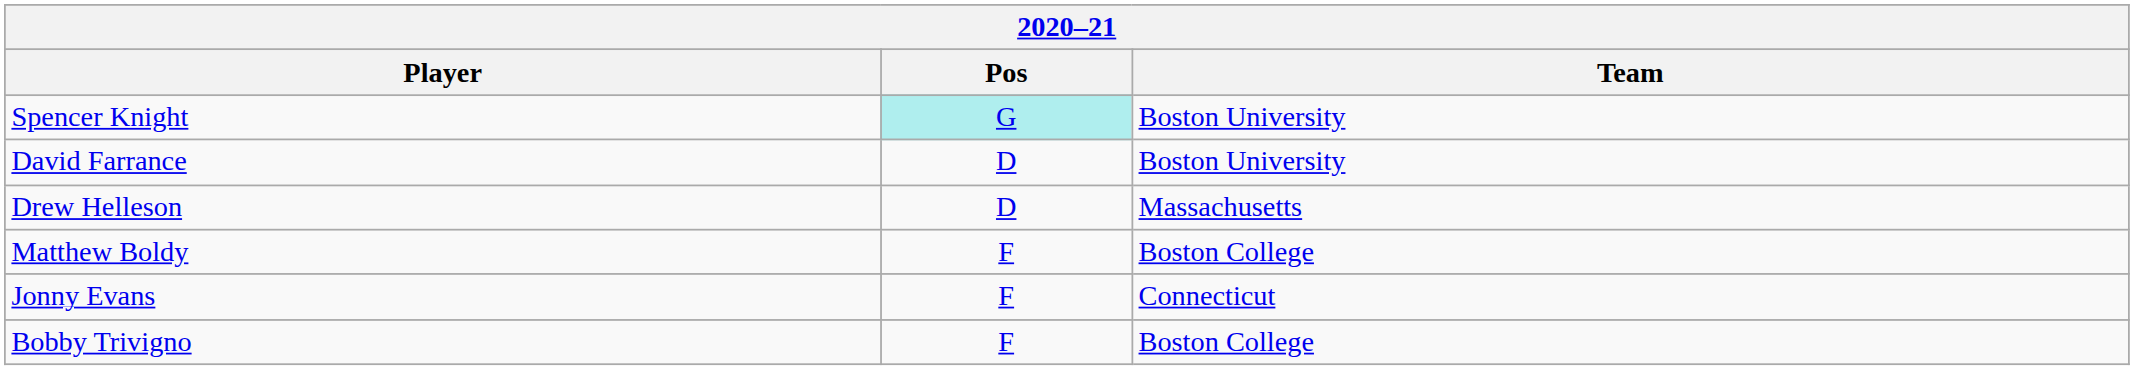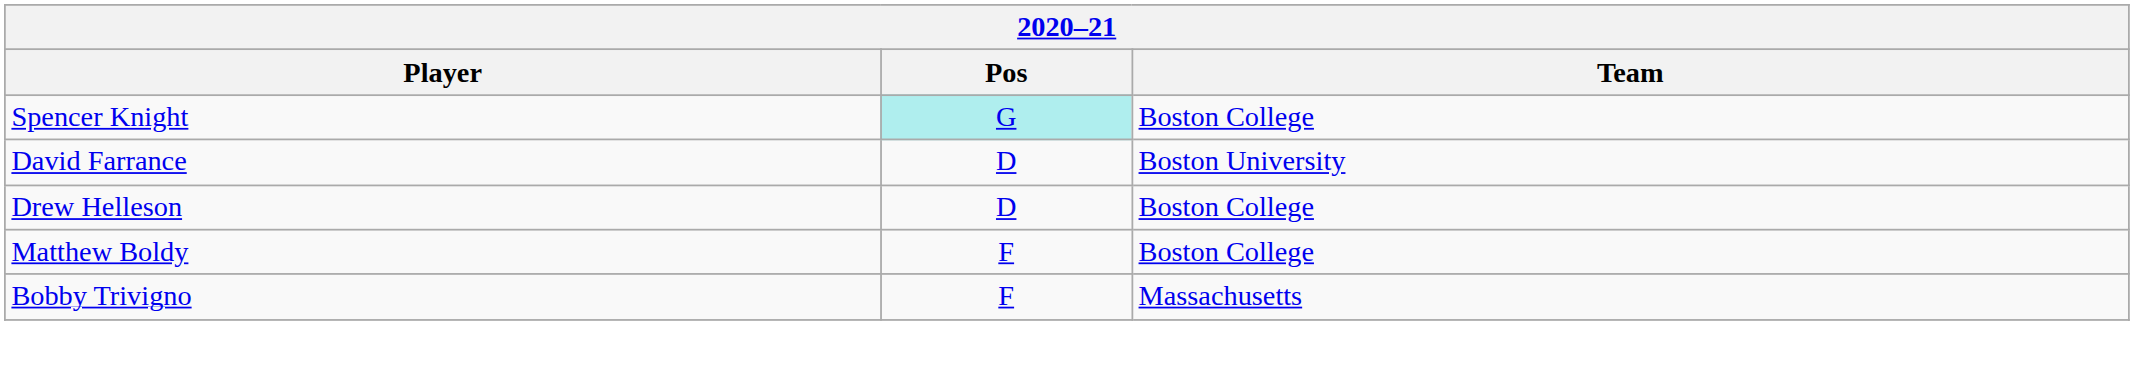(1242, 116) Boston University -> (1226, 116) Boston College
(1220, 206) Massachusetts -> (1226, 206) Boston College
- row: (83, 296)
(1226, 341) Boston College -> (1220, 296) Massachusetts
